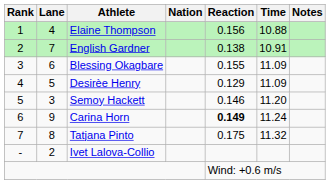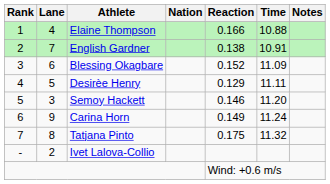(231, 30) 0.156 -> (231, 30) 0.166
(231, 65) 0.155 -> (231, 65) 0.152
(273, 83) 11.09 -> (273, 83) 11.11
(231, 118) bold -> (231, 118) normal
